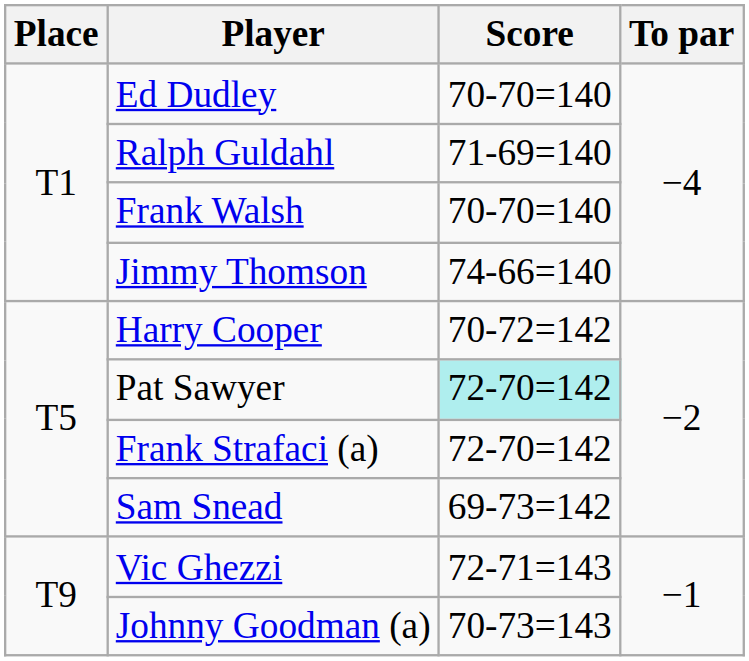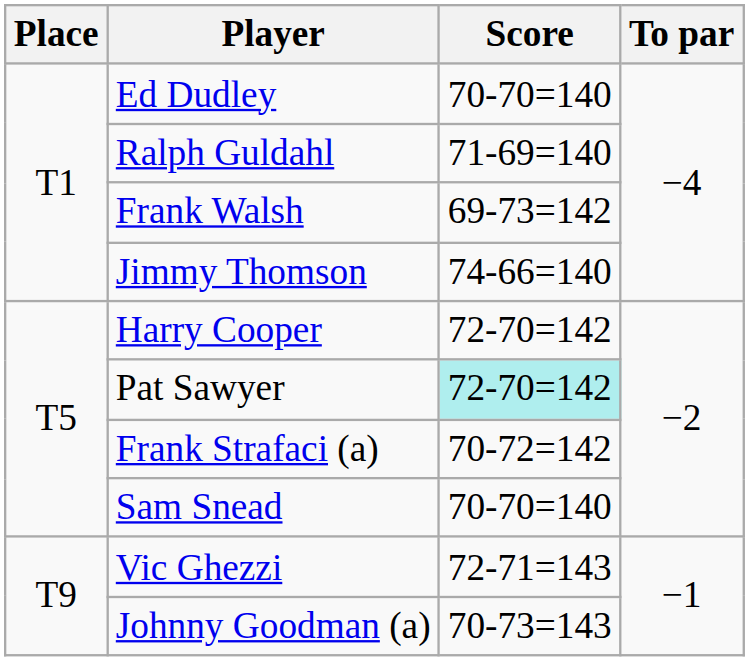(530, 211) 70-70=140 -> (530, 211) 69-73=142
(530, 329) 70-72=142 -> (530, 329) 72-70=142
(530, 447) 72-70=142 -> (530, 447) 70-72=142
(530, 507) 69-73=142 -> (530, 507) 70-70=140
